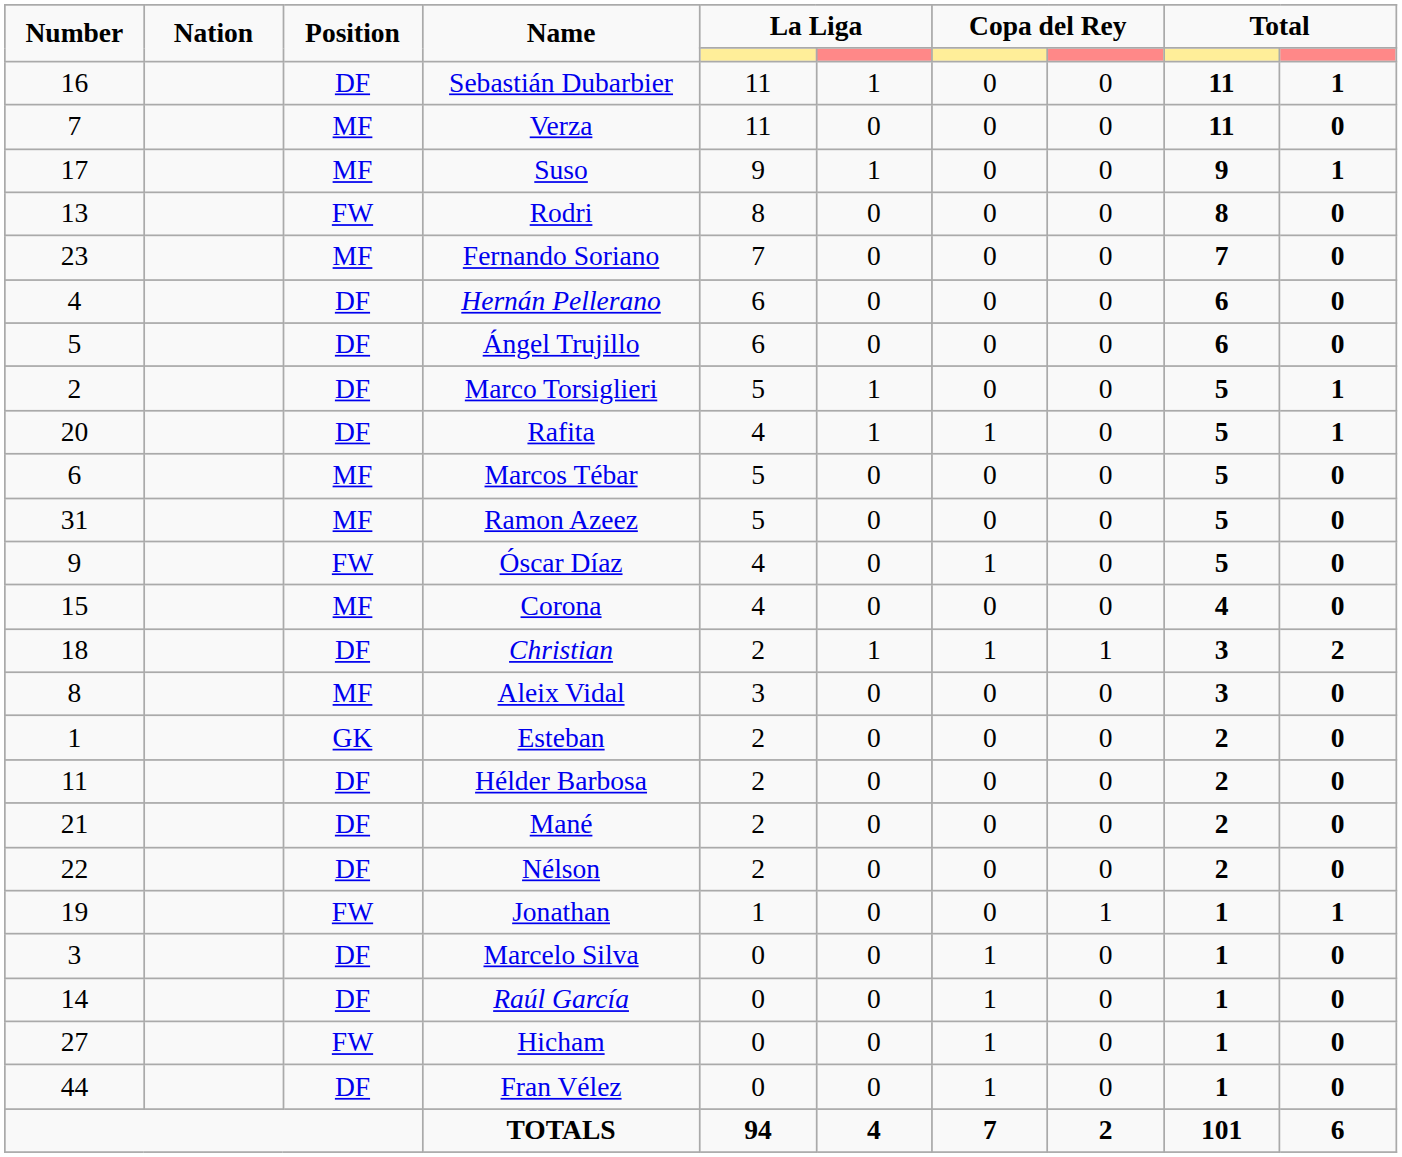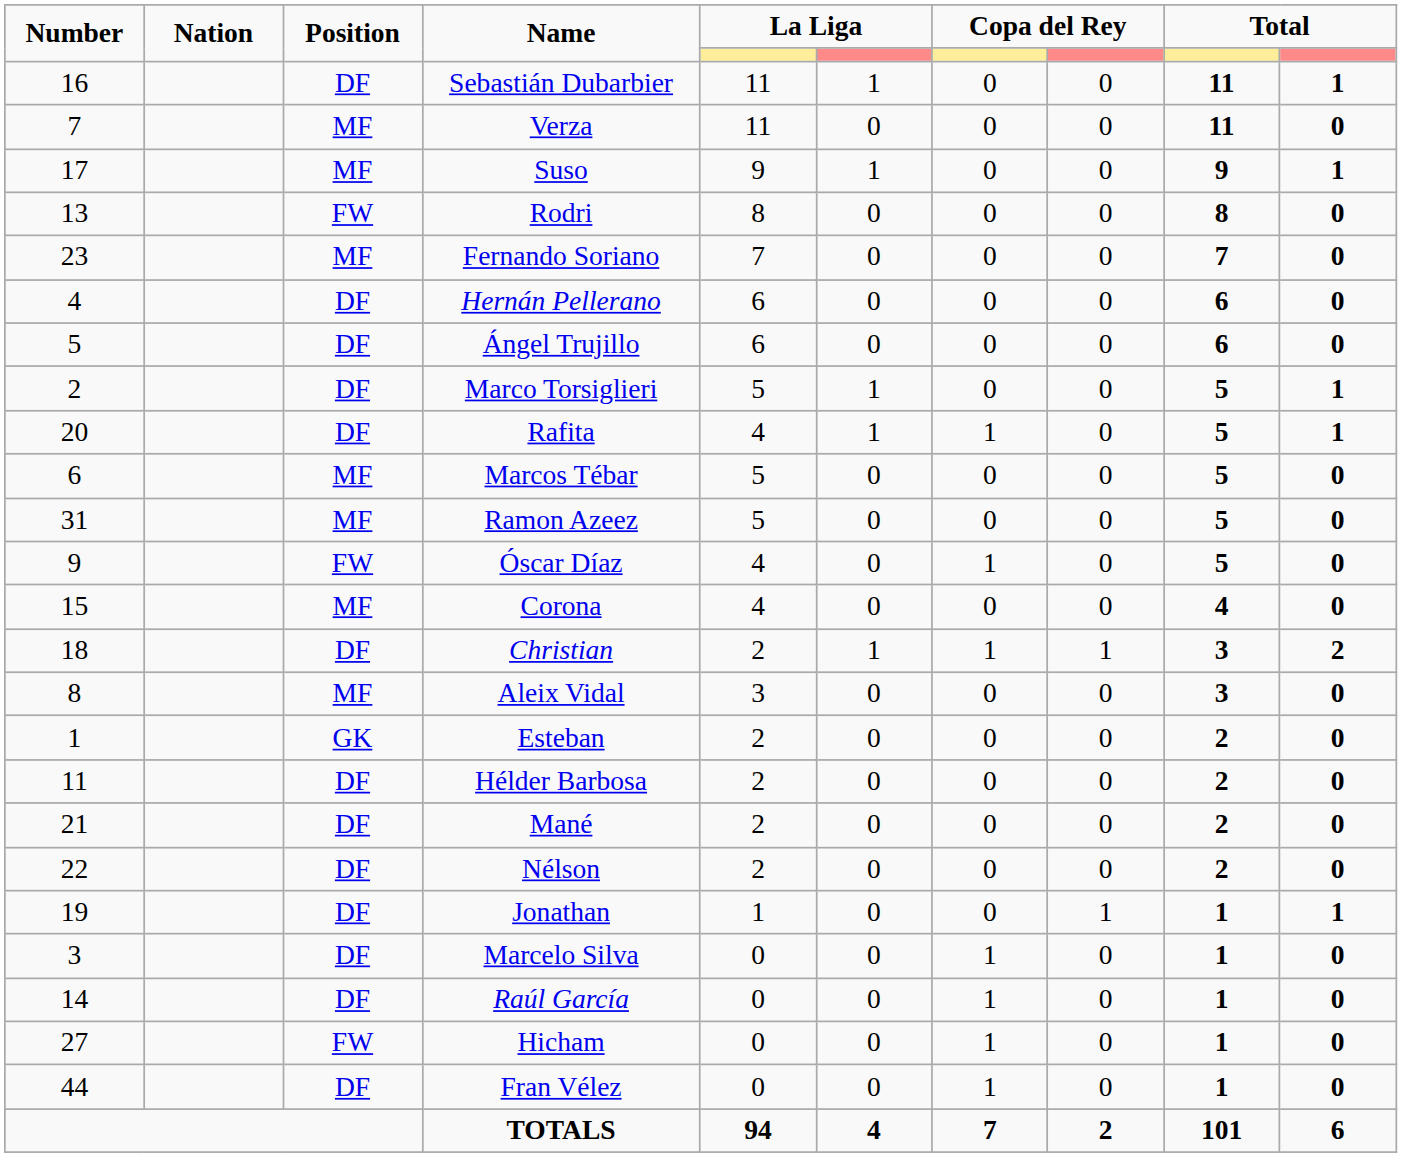(352, 911) FW -> (352, 911) DF
